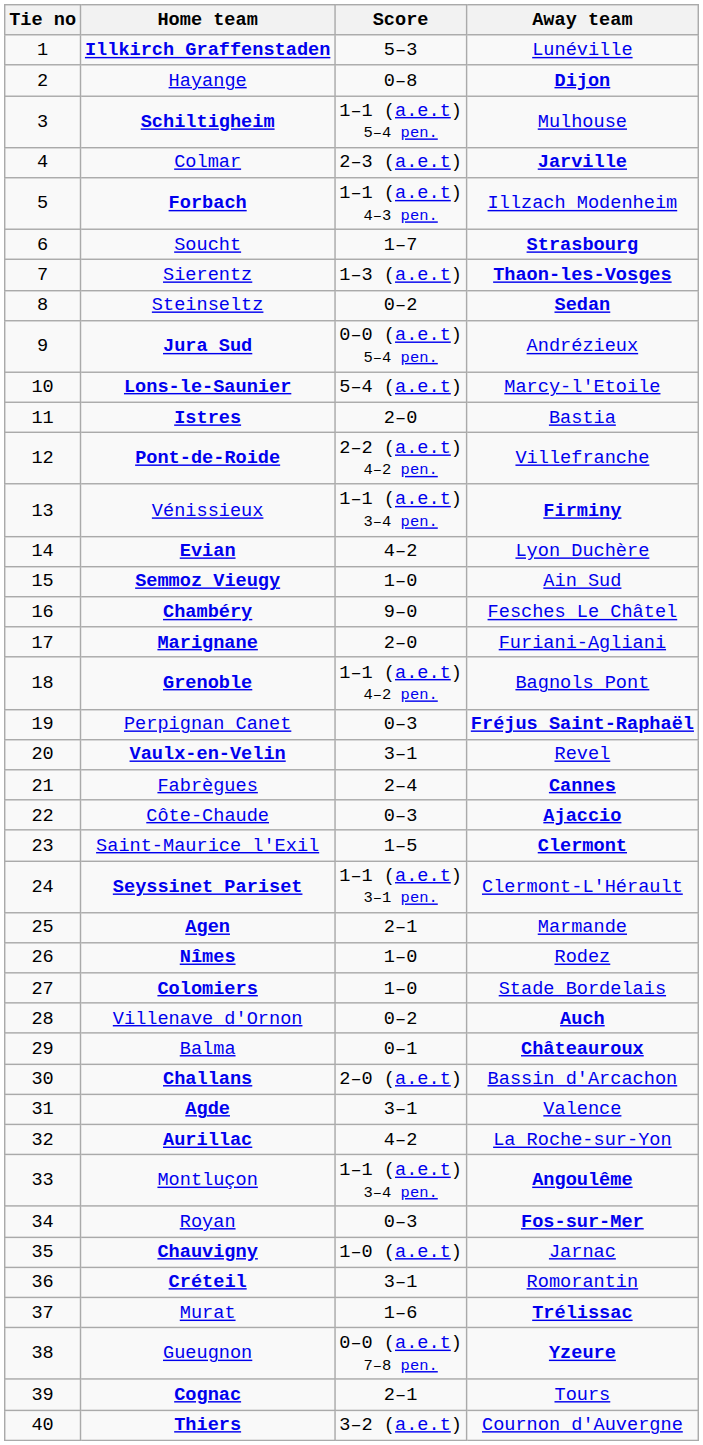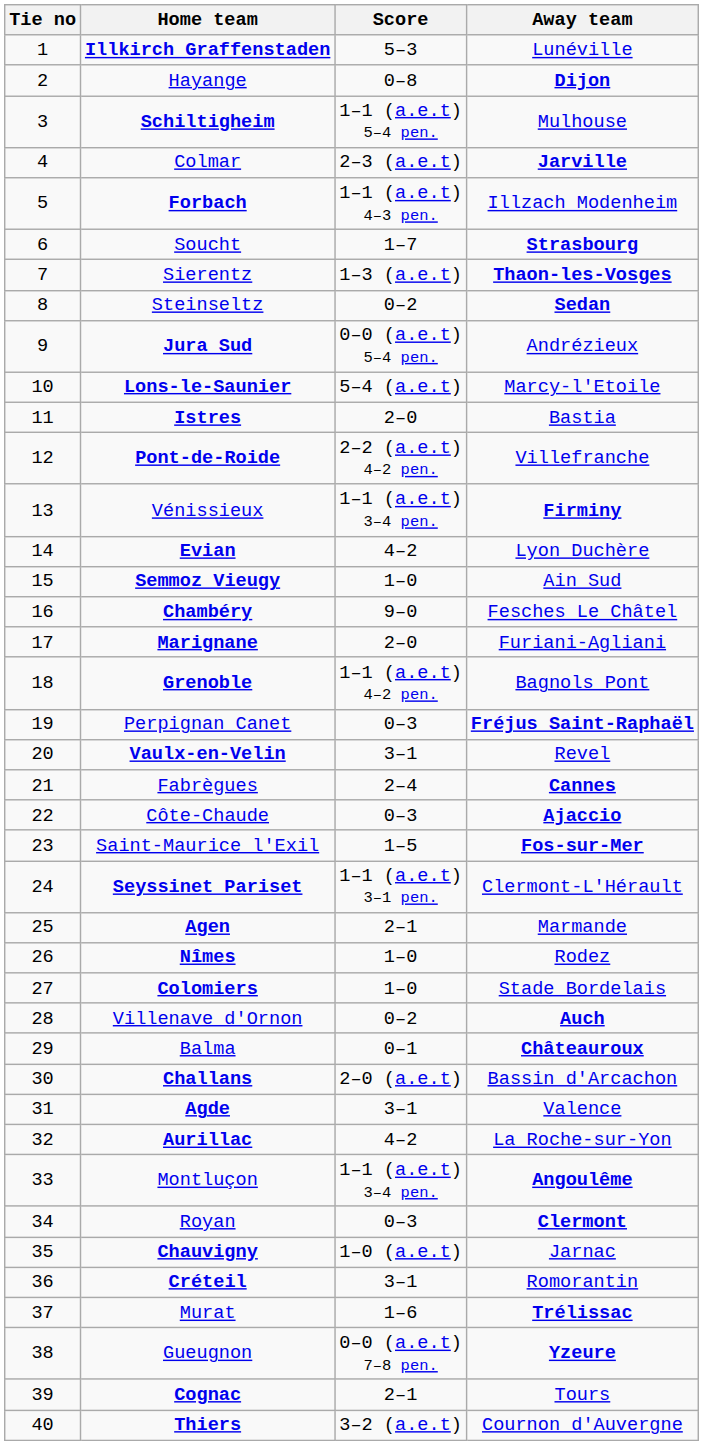(582, 845) Clermont -> (582, 845) Fos-sur-Mer
(582, 1222) Fos-sur-Mer -> (582, 1222) Clermont
